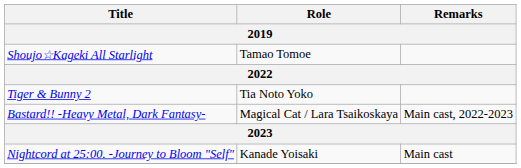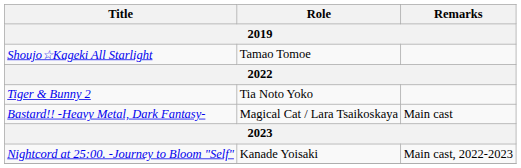(458, 114) Main cast, 2022-2023 -> (428, 114) Main cast
(428, 153) Main cast -> (458, 153) Main cast, 2022-2023
